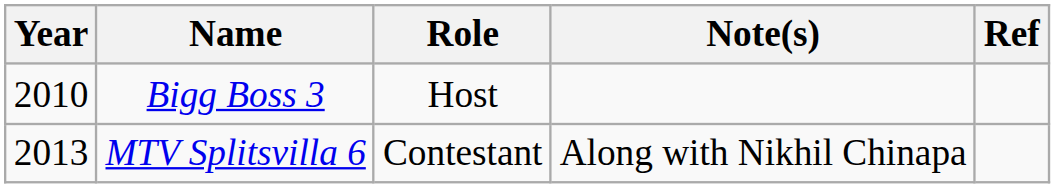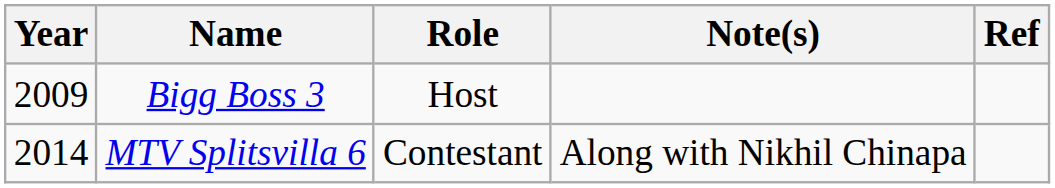(51, 93) 2010 -> (51, 93) 2009
(51, 152) 2013 -> (51, 152) 2014
